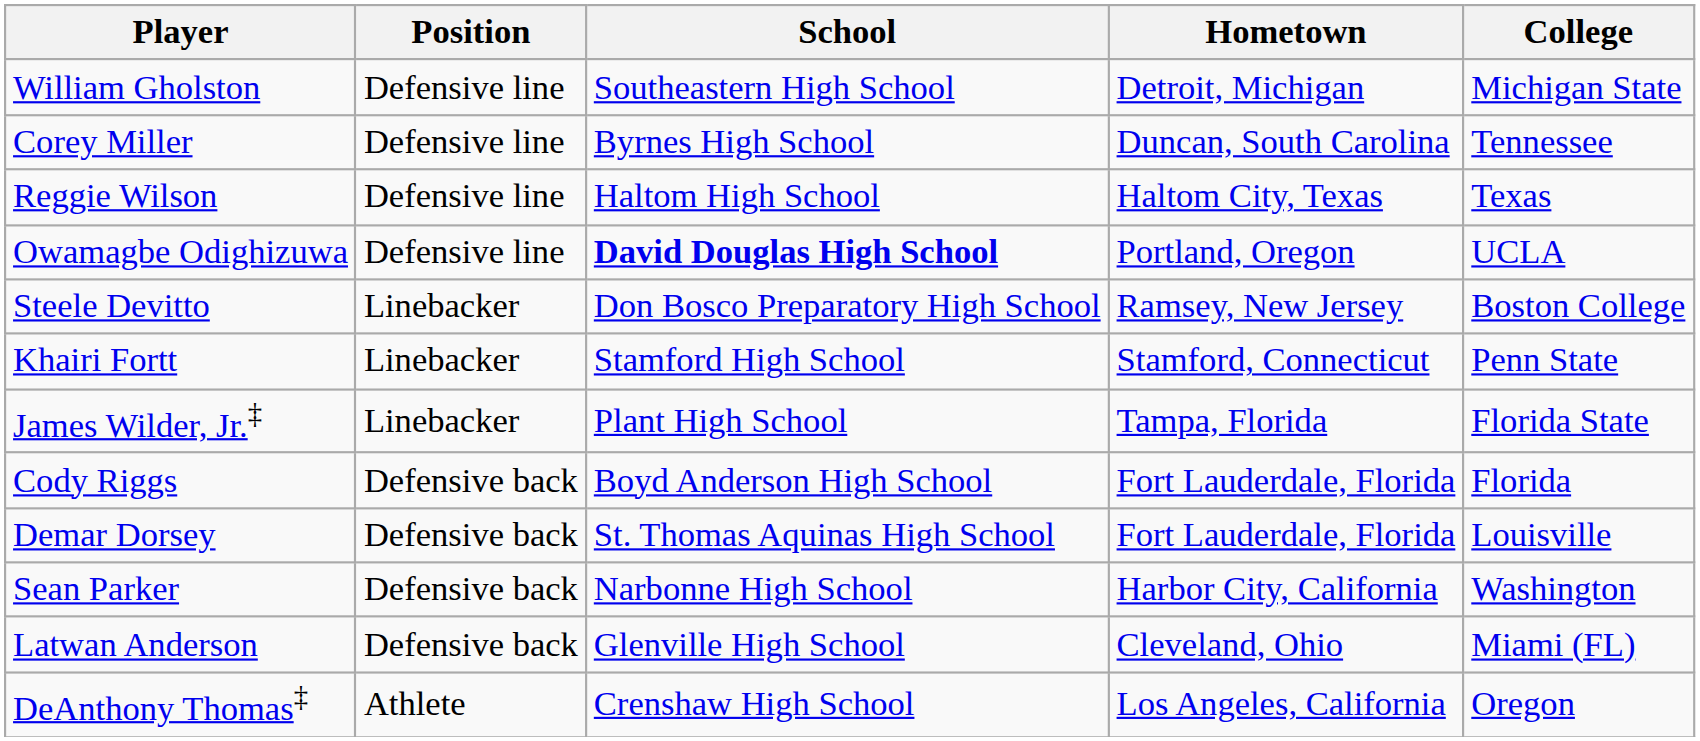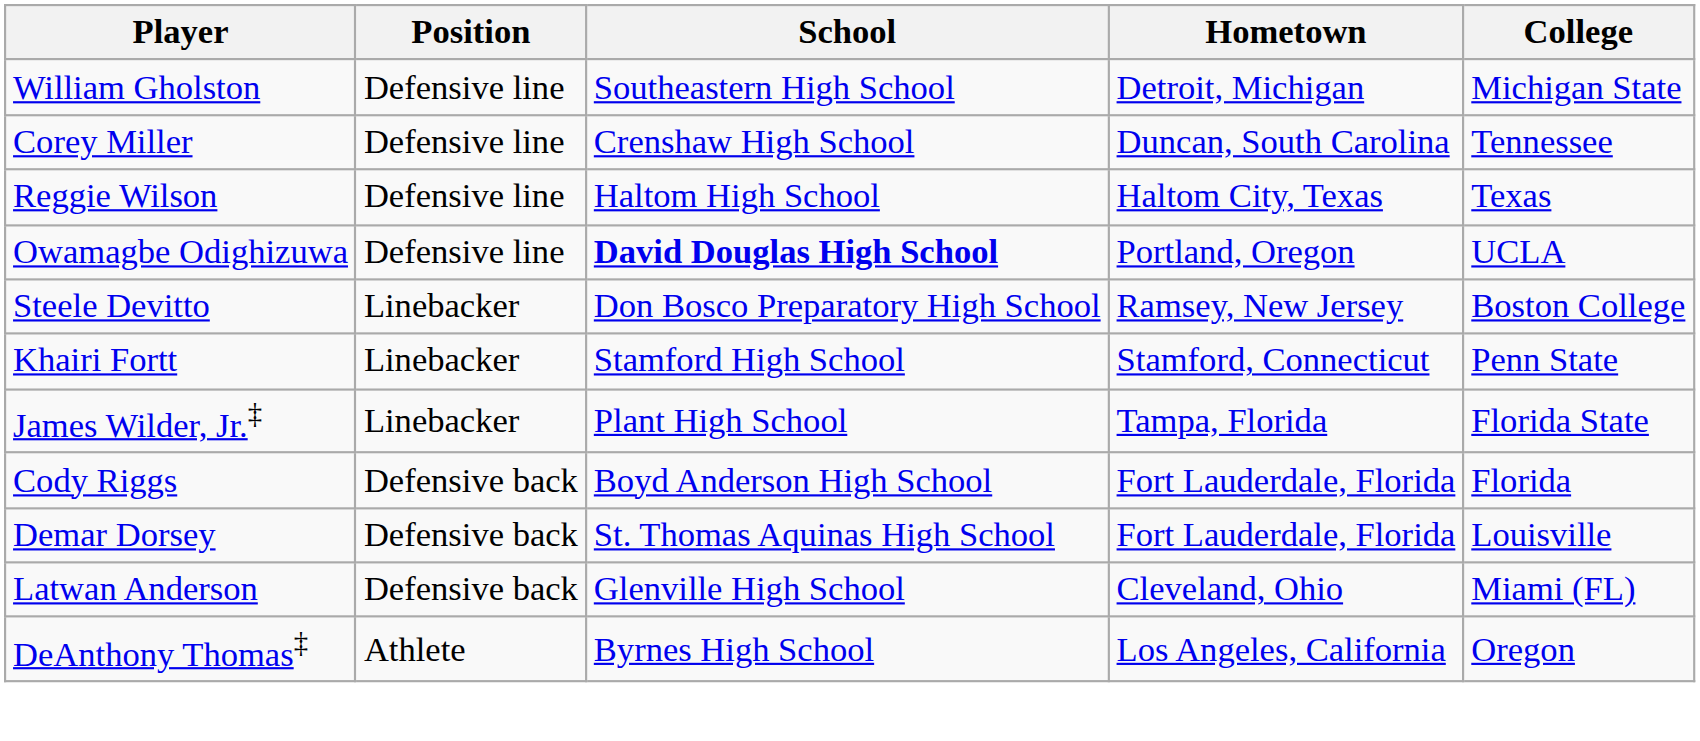(734, 141) Byrnes High School -> (754, 141) Crenshaw High School
- row: (96, 589)
(754, 703) Crenshaw High School -> (734, 648) Byrnes High School
